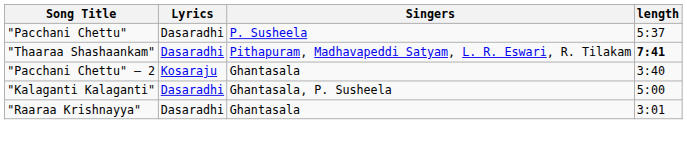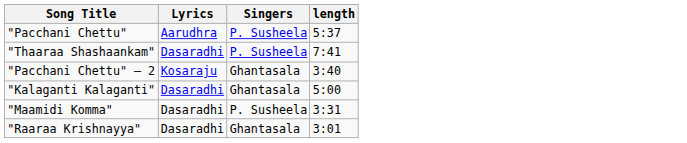(192, 33) Dasaradhi -> (189, 33) Aarudhra
(430, 52) Pithapuram, Madhavapeddi Satyam, L. R. Eswari, R. Tilakam -> (268, 52) P. Susheela
(651, 52) bold -> (327, 52) normal
(311, 90) Ghantasala, P. Susheela -> (265, 90) Ghantasala
+ row: (60, 109)
